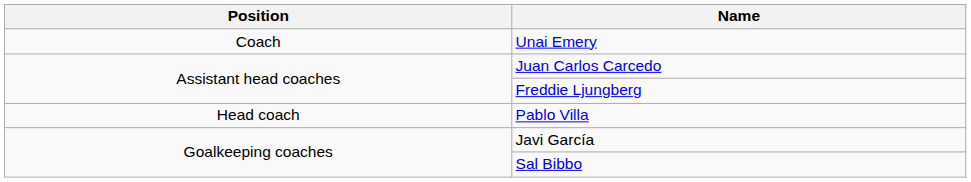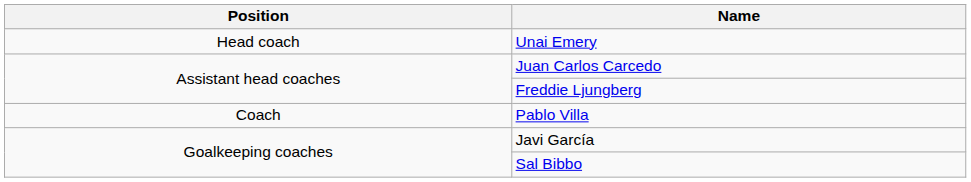(258, 41) Coach -> (258, 41) Head coach
(258, 115) Head coach -> (258, 115) Coach
